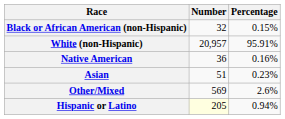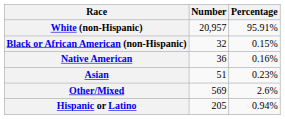rows swapped: (97, 43) <-> (97, 28)
(219, 106) lightyellow background -> (219, 106) no background
